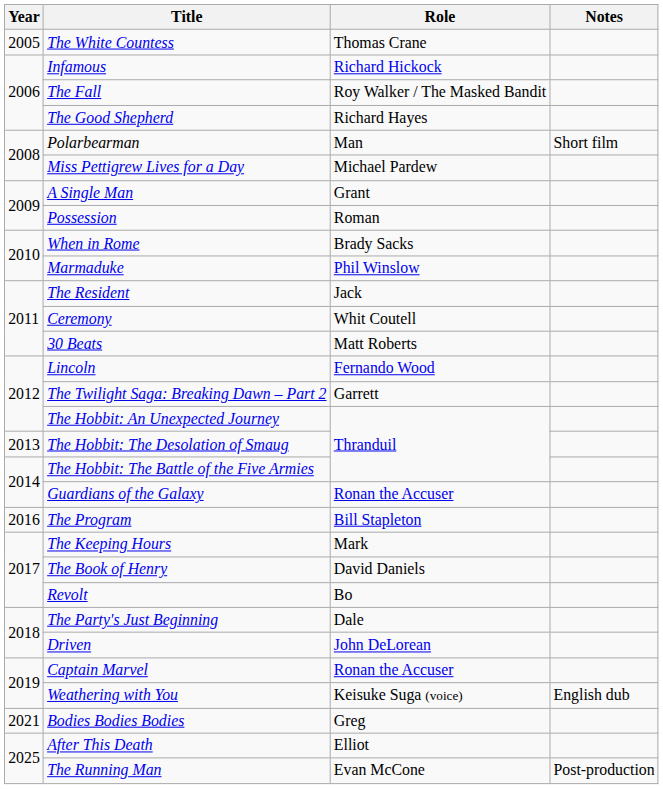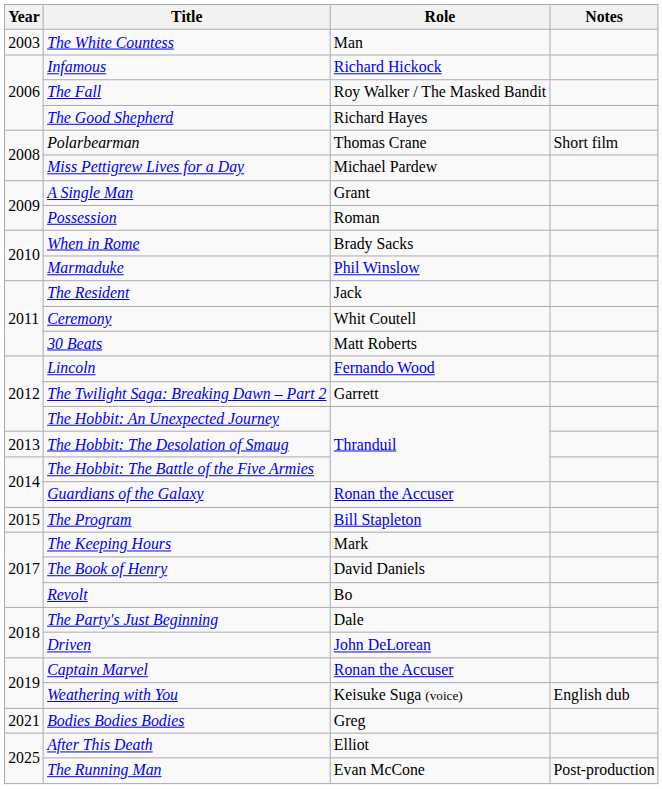(24, 42) 2005 -> (24, 42) 2003
(380, 42) Thomas Crane -> (348, 42) Man
(348, 142) Man -> (380, 142) Thomas Crane
(24, 519) 2016 -> (24, 519) 2015
